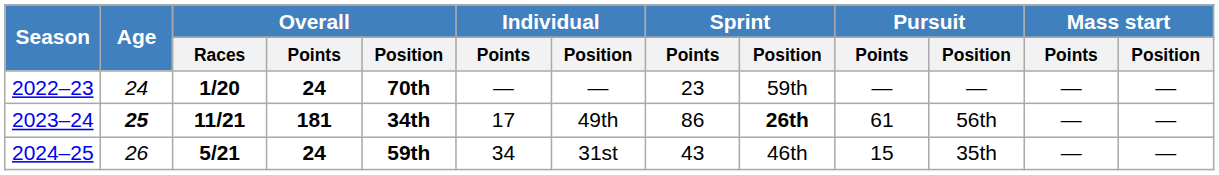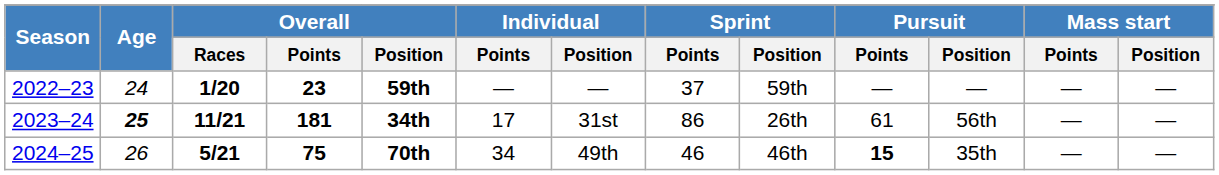(314, 87) 24 -> (314, 87) 23
(409, 87) 70th -> (409, 87) 59th
(693, 87) 23 -> (693, 87) 37
(598, 120) 49th -> (598, 120) 31st
(787, 120) bold -> (787, 120) normal
(314, 153) 24 -> (314, 153) 75
(409, 153) 59th -> (409, 153) 70th
(598, 153) 31st -> (598, 153) 49th
(693, 153) 43 -> (693, 153) 46
(882, 153) normal -> (882, 153) bold
